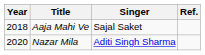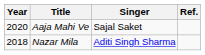(17, 27) 2018 -> (17, 27) 2020
(17, 42) 2020 -> (17, 42) 2018
